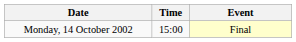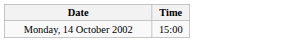- column: (241, 12)
